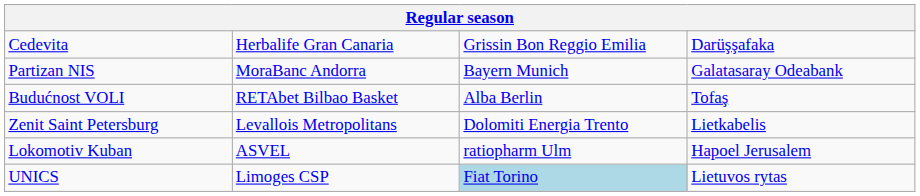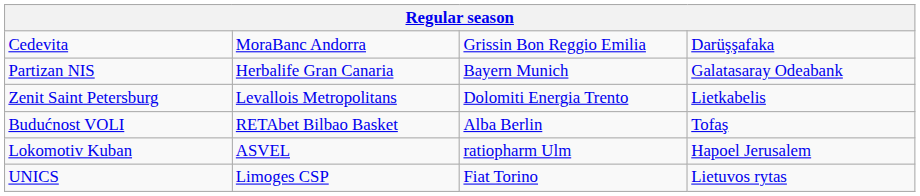(315, 44) Herbalife Gran Canaria -> (301, 44) MoraBanc Andorra
(301, 71) MoraBanc Andorra -> (315, 71) Herbalife Gran Canaria
rows swapped: (66, 97) <-> (83, 124)
(501, 177) lightblue background -> (501, 177) no background
